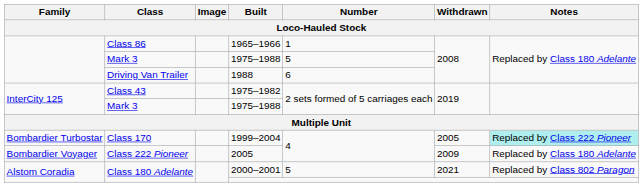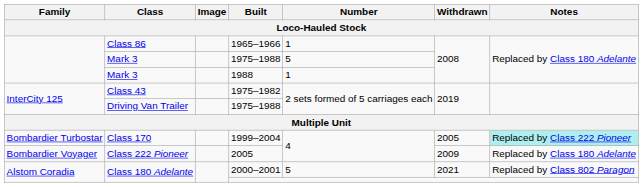(148, 75) Driving Van Trailer -> (122, 75) Mark 3
(288, 75) 6 -> (288, 75) 1
(122, 106) Mark 3 -> (148, 106) Driving Van Trailer
